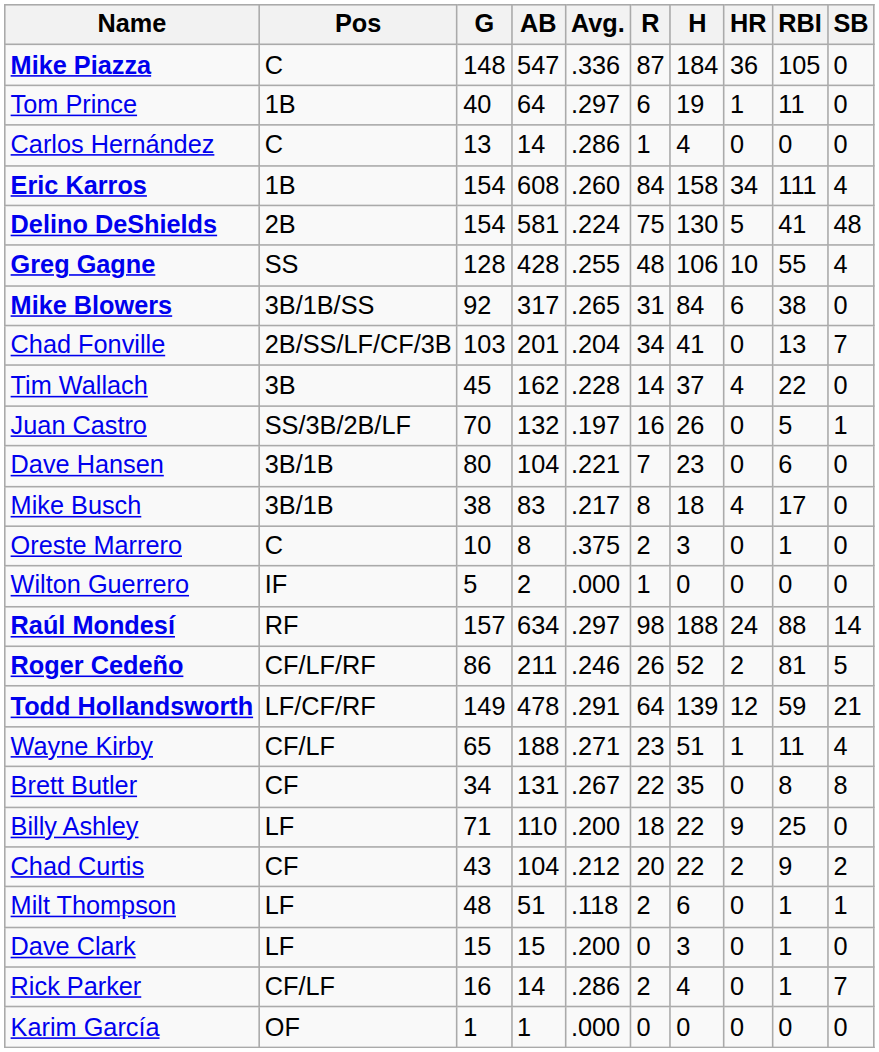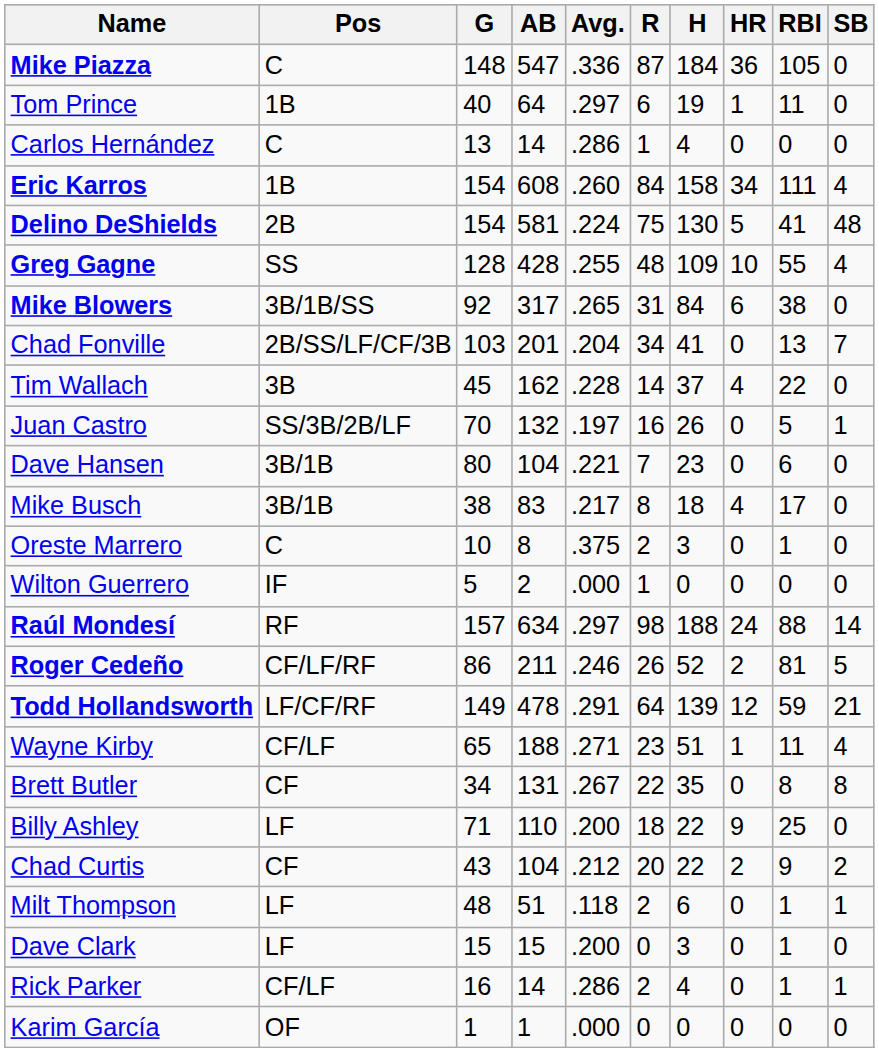(697, 265) 106 -> (697, 265) 109
(840, 986) 7 -> (840, 986) 1
